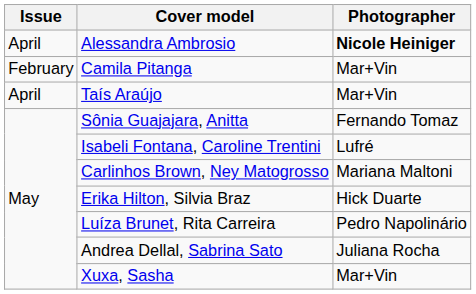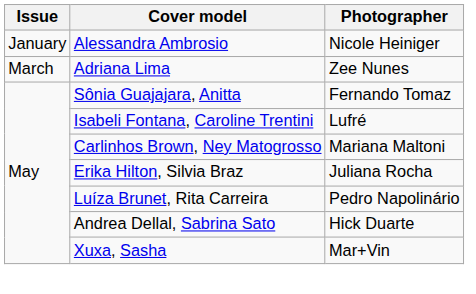(25, 43) April -> (37, 43) January
(396, 43) bold -> (384, 43) normal
- row: (136, 69)
+ row: (122, 69)
- row: (121, 95)
(379, 198) Hick Duarte -> (381, 172) Juliana Rocha
(388, 250) Juliana Rocha -> (372, 224) Hick Duarte
